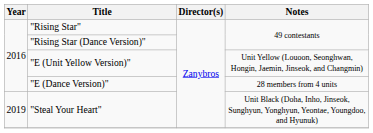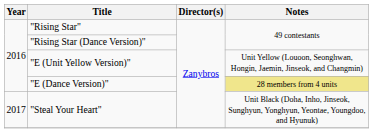(297, 84) no background -> (297, 84) khaki background
(16, 109) 2019 -> (16, 109) 2017
